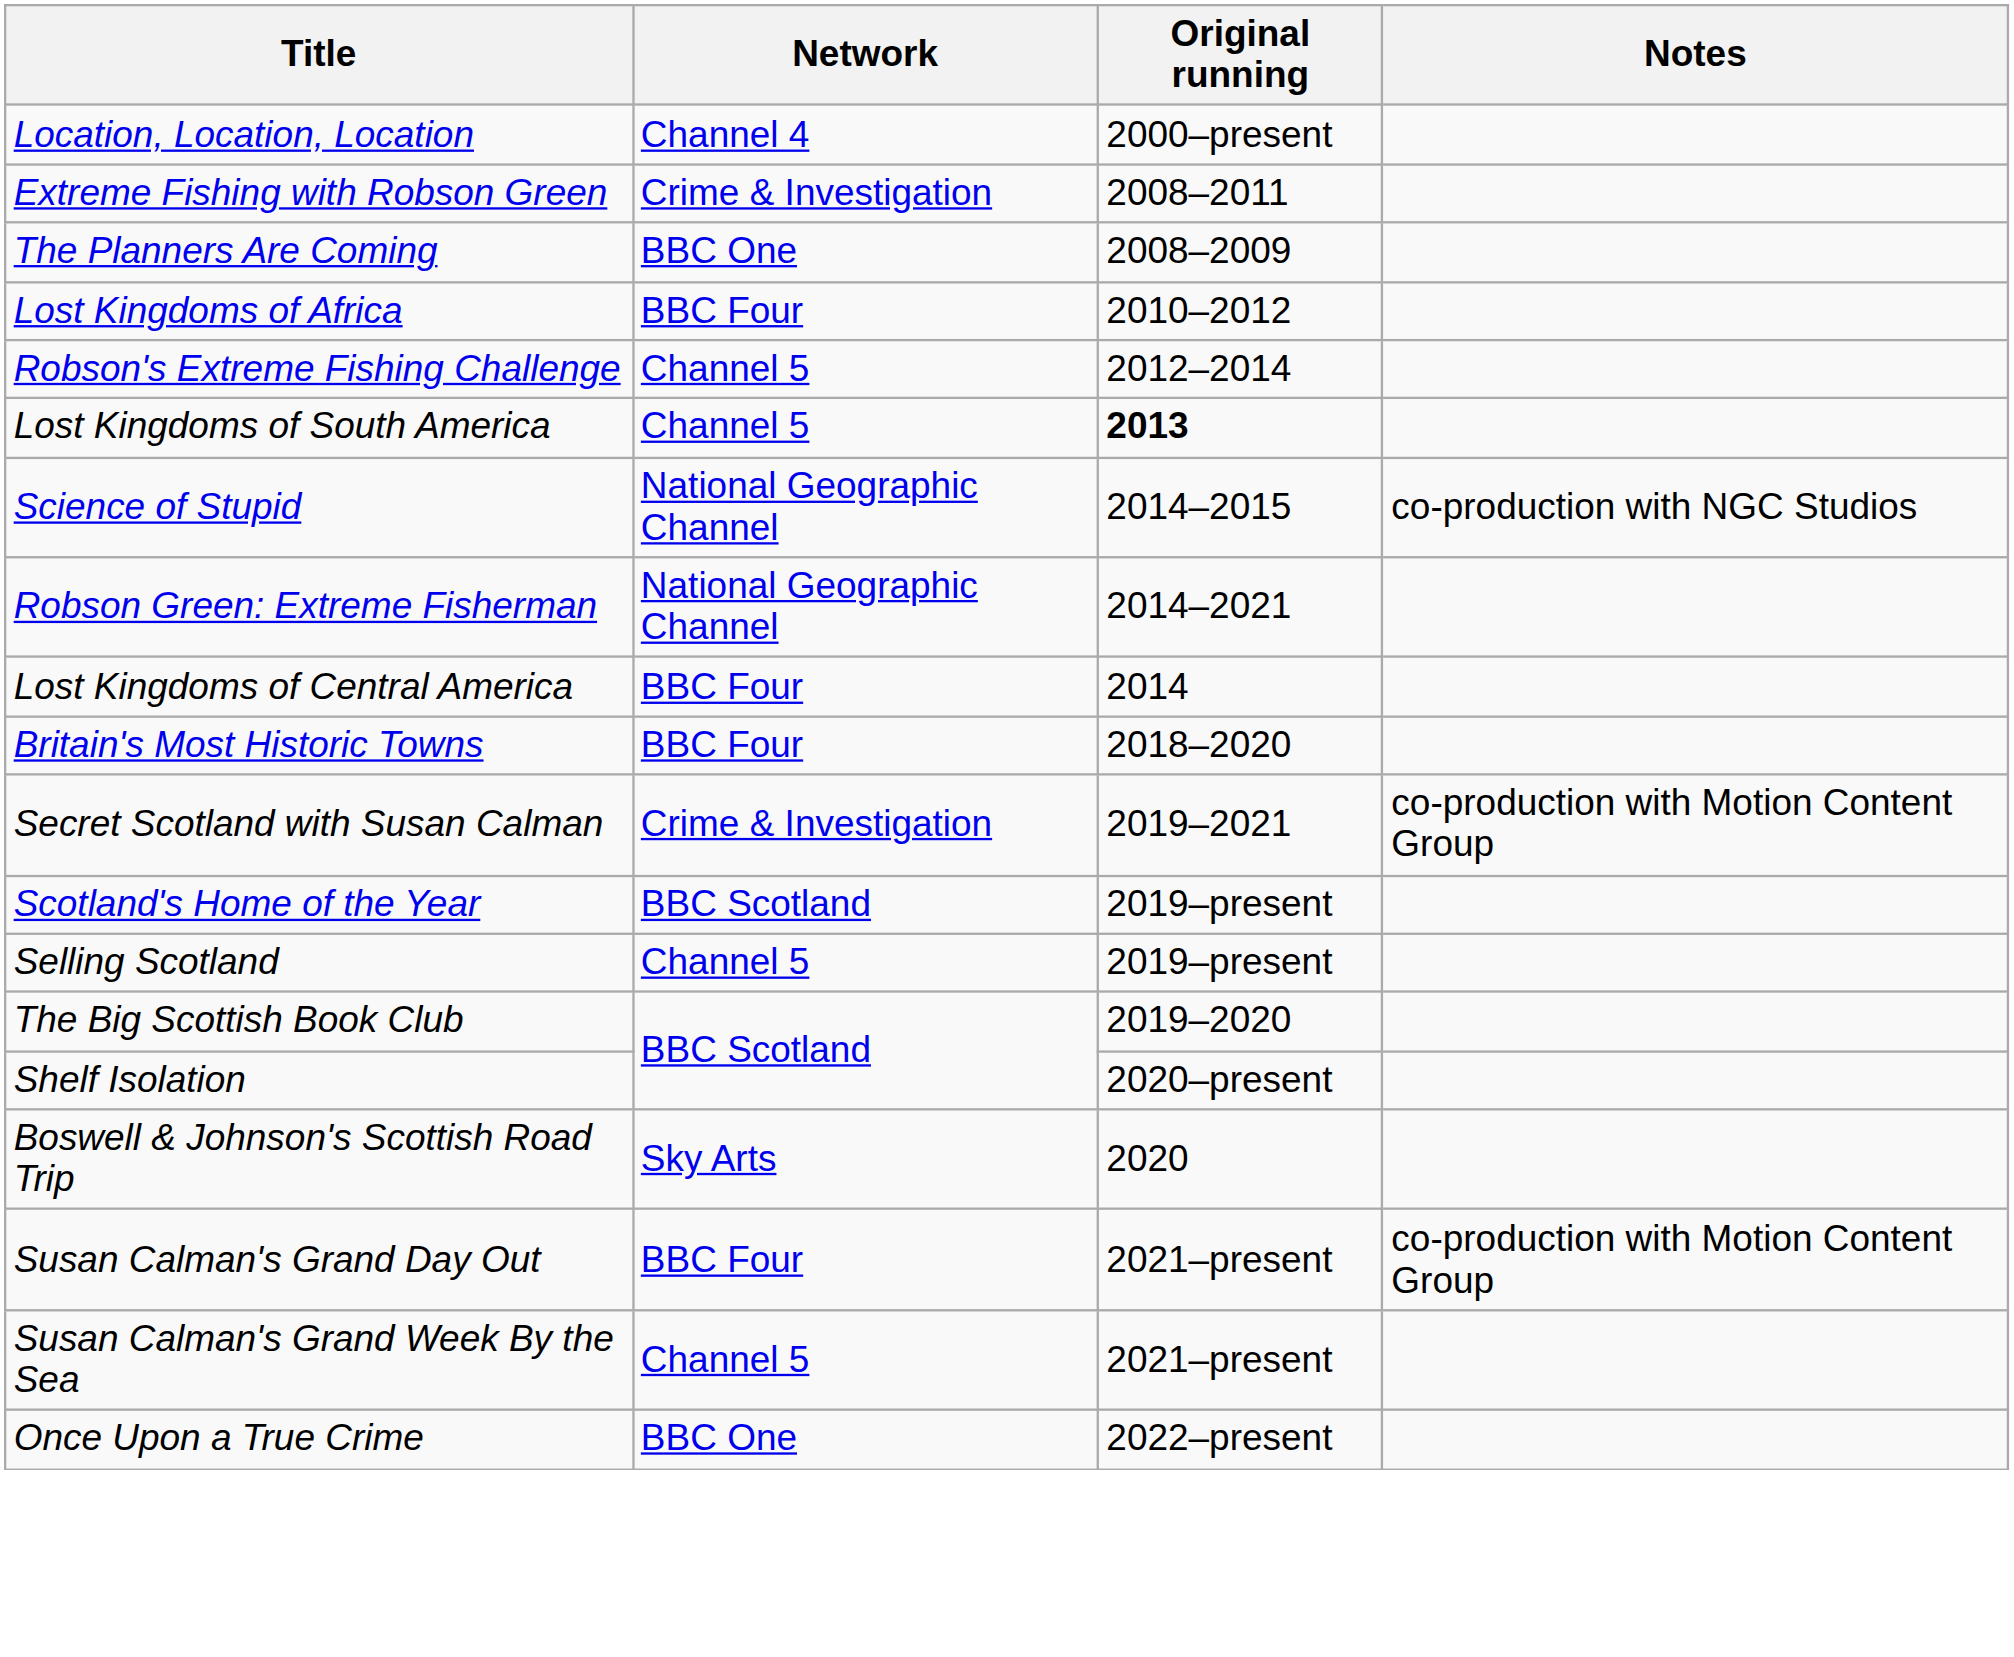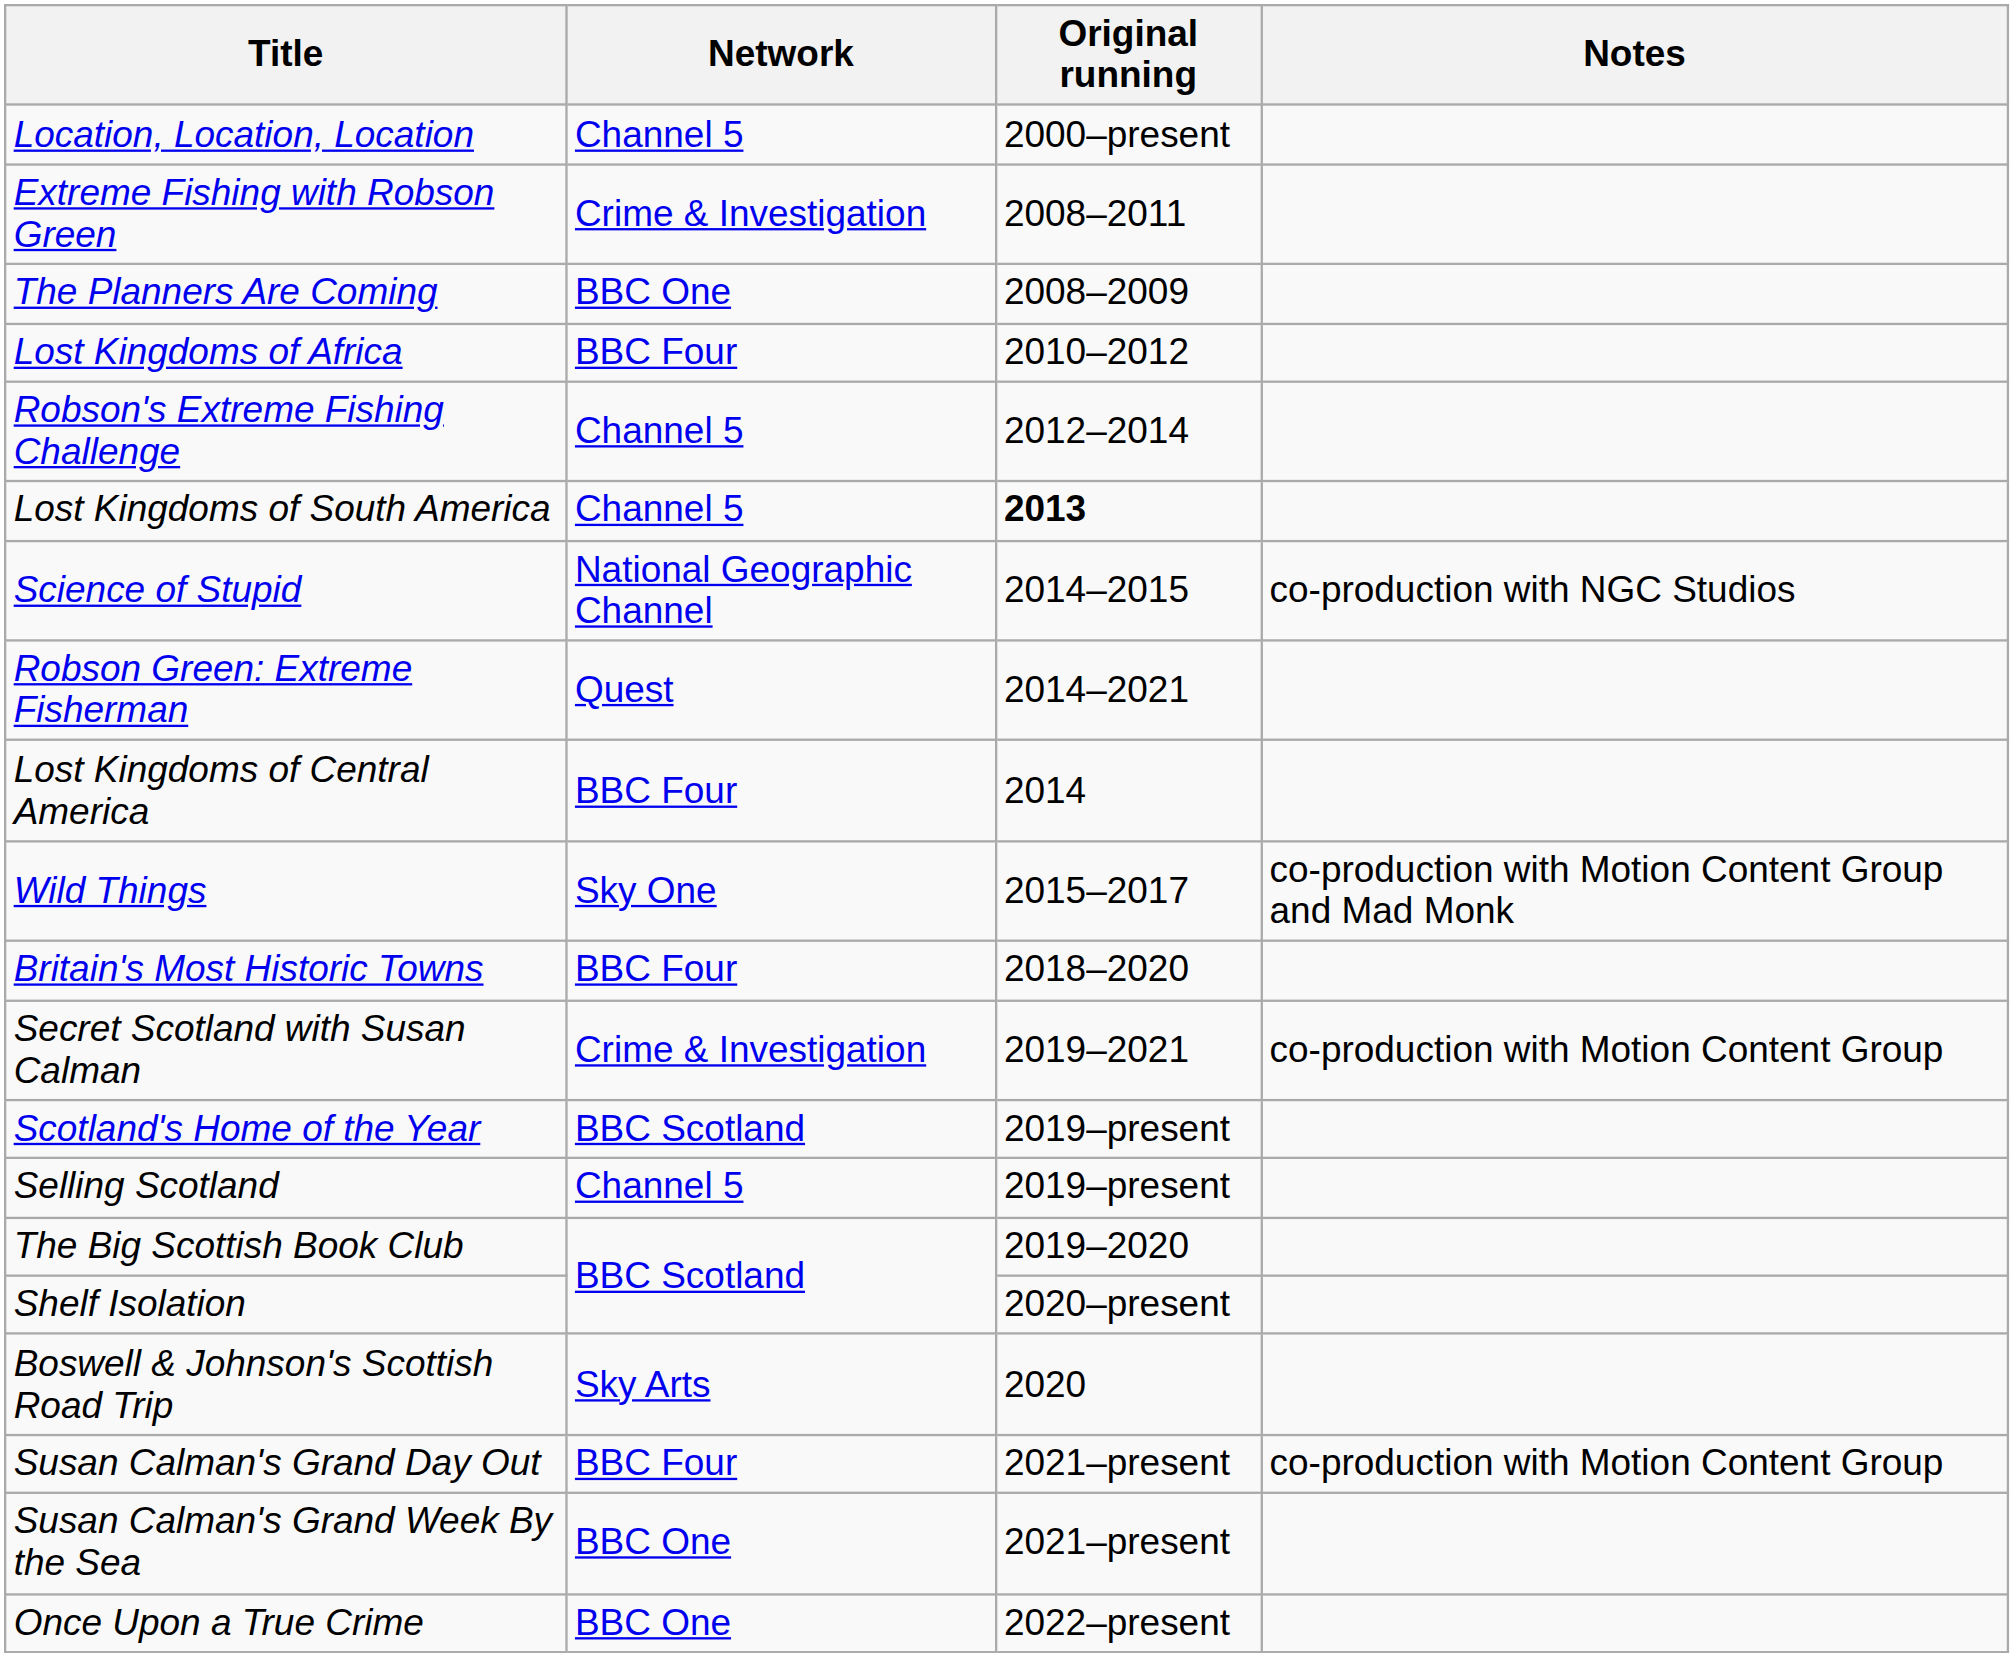(725, 134) Channel 4 -> (659, 134) Channel 5
(809, 606) National Geographic Channel -> (624, 689) Quest
+ row: (110, 890)
(725, 1359) Channel 5 -> (653, 1542) BBC One
